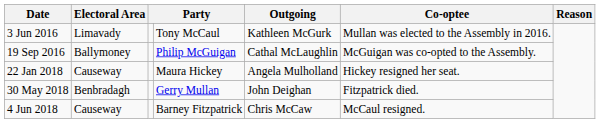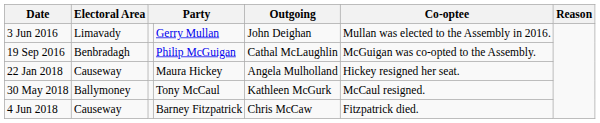(188, 33) Tony McCaul -> (188, 33) Gerry Mullan
(289, 33) Kathleen McGurk -> (279, 33) John Deighan
(102, 52) Ballymoney -> (102, 52) Benbradagh
(102, 90) Benbradagh -> (102, 90) Ballymoney
(188, 90) Gerry Mullan -> (188, 90) Tony McCaul
(279, 90) John Deighan -> (289, 90) Kathleen McGurk
(381, 90) Fitzpatrick died. -> (384, 90) McCaul resigned.
(384, 109) McCaul resigned. -> (381, 109) Fitzpatrick died.
